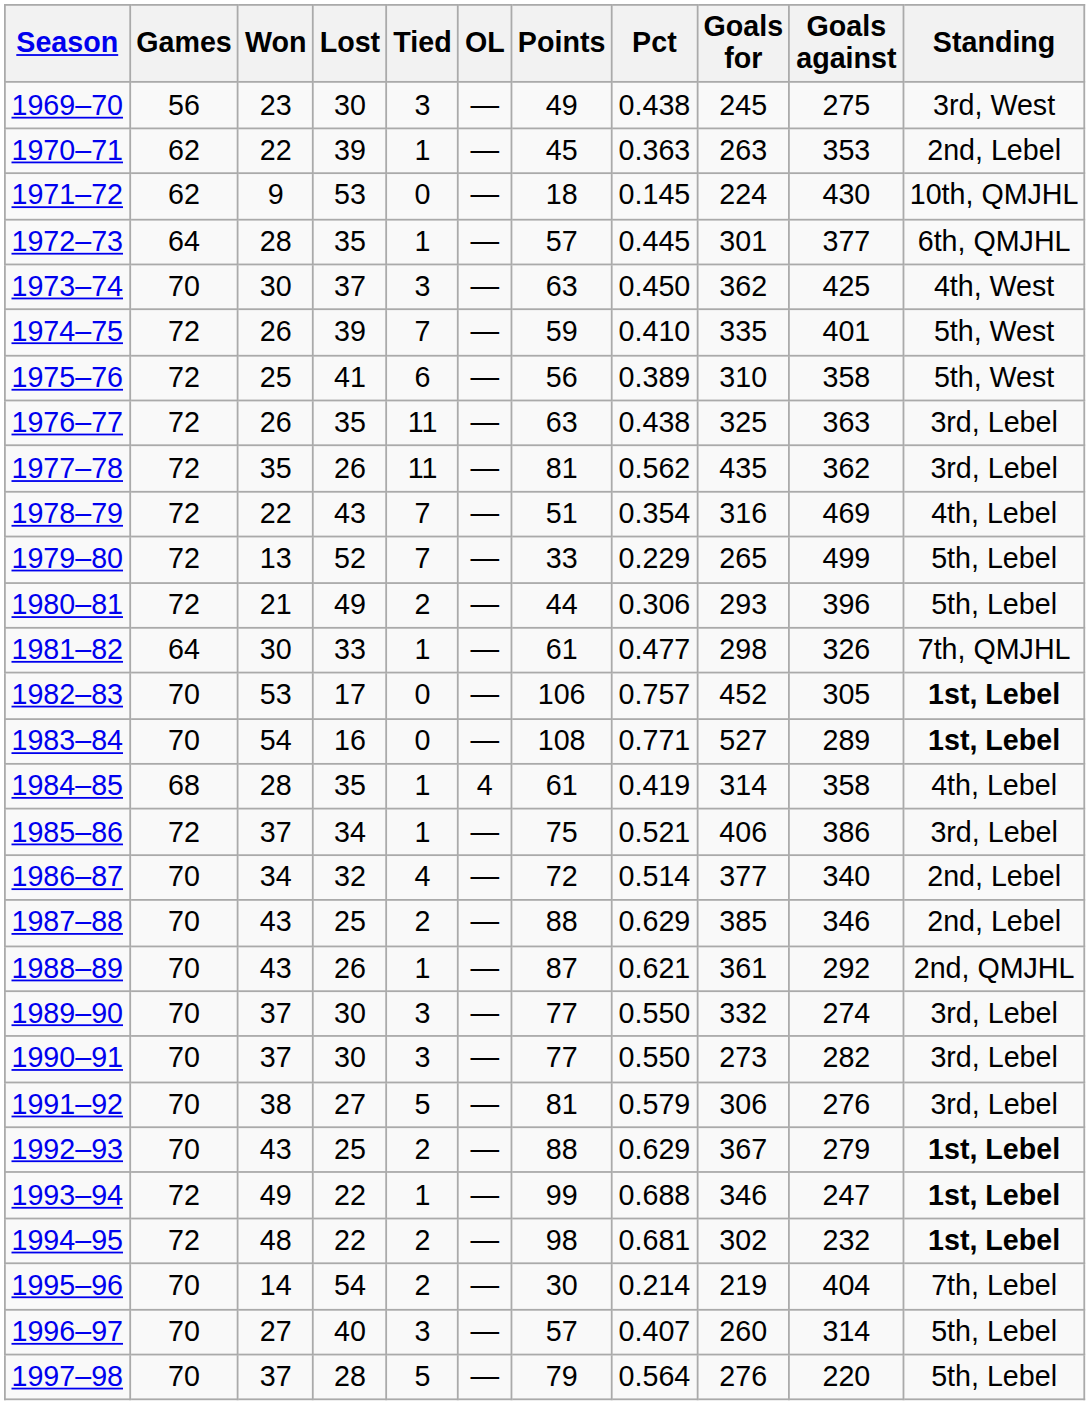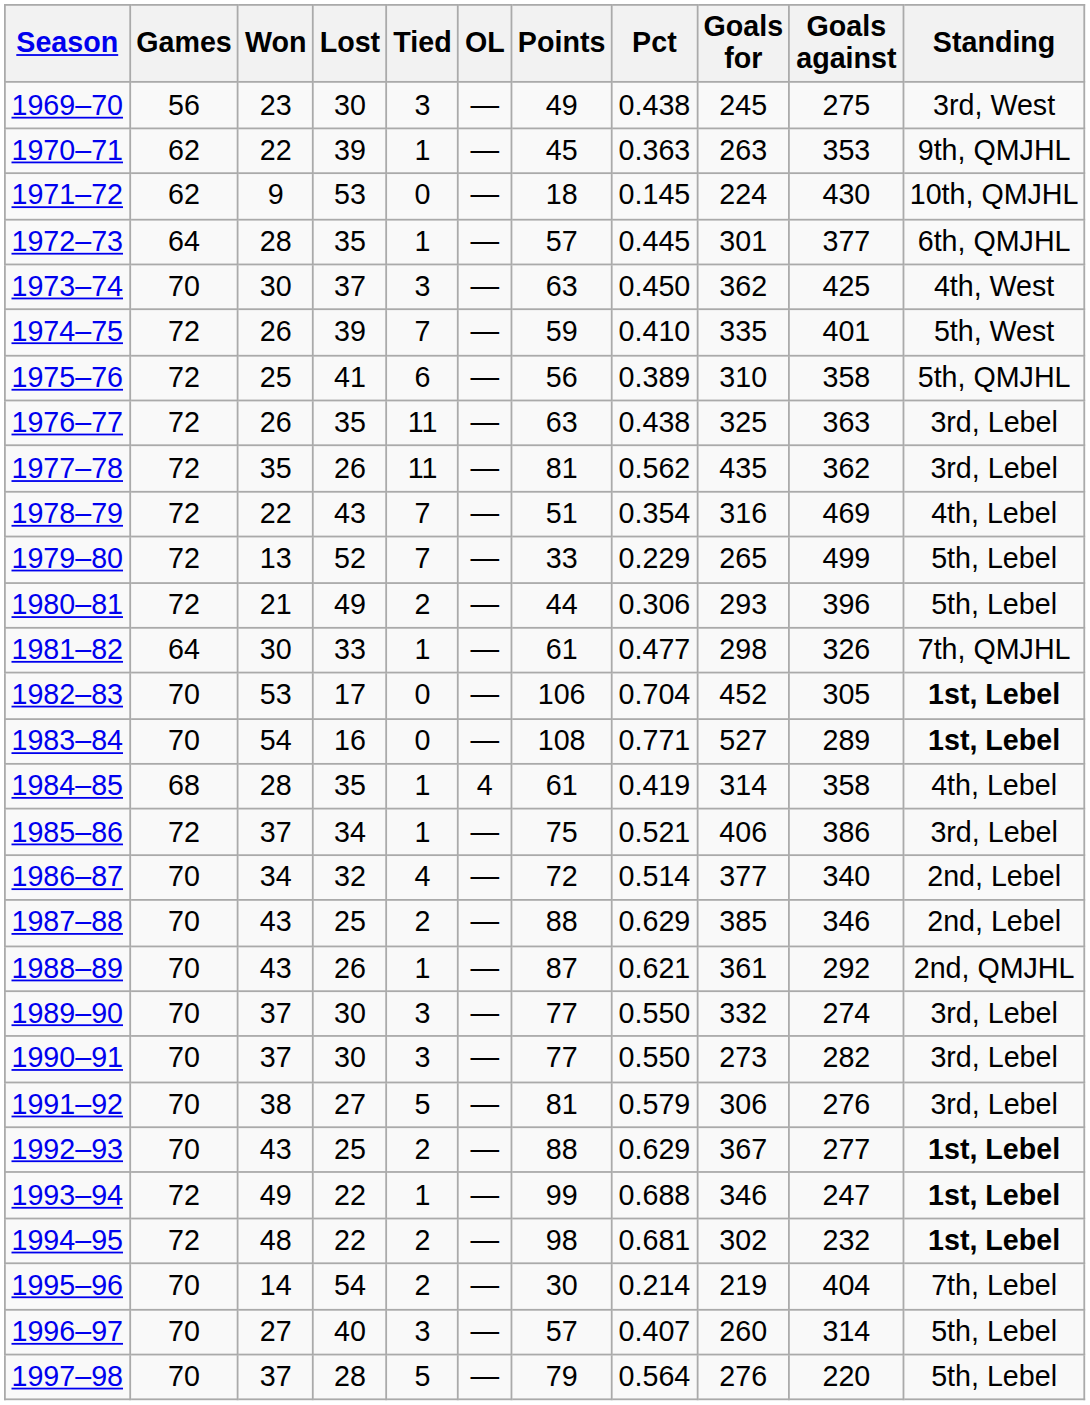(994, 150) 2nd, Lebel -> (994, 150) 9th, QMJHL
(994, 377) 5th, West -> (994, 377) 5th, QMJHL
(654, 695) 0.757 -> (654, 695) 0.704
(846, 1149) 279 -> (846, 1149) 277
